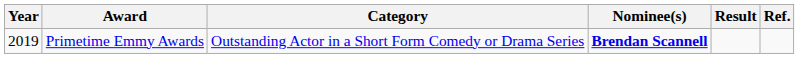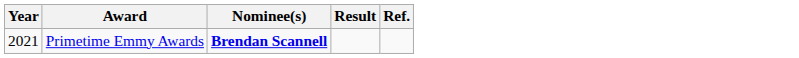- column: (398, 16)
(23, 41) 2019 -> (23, 41) 2021
